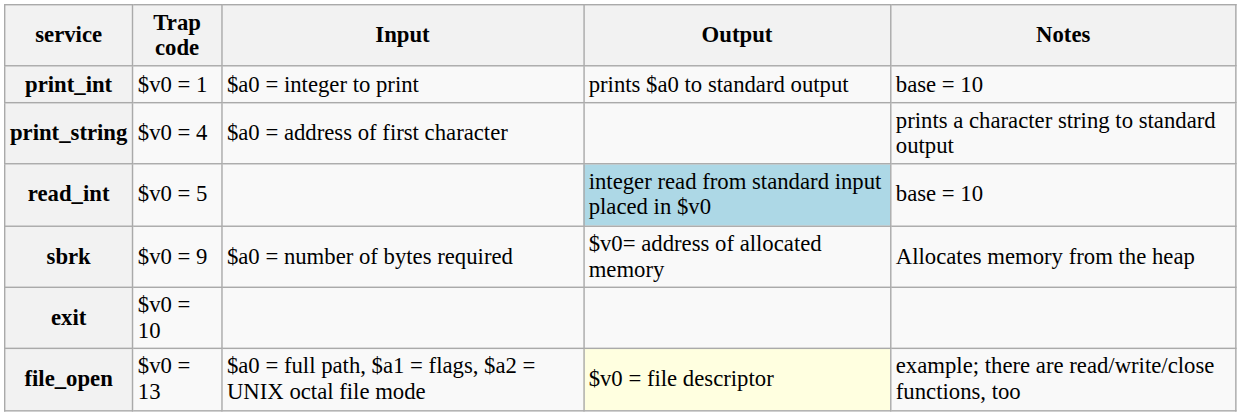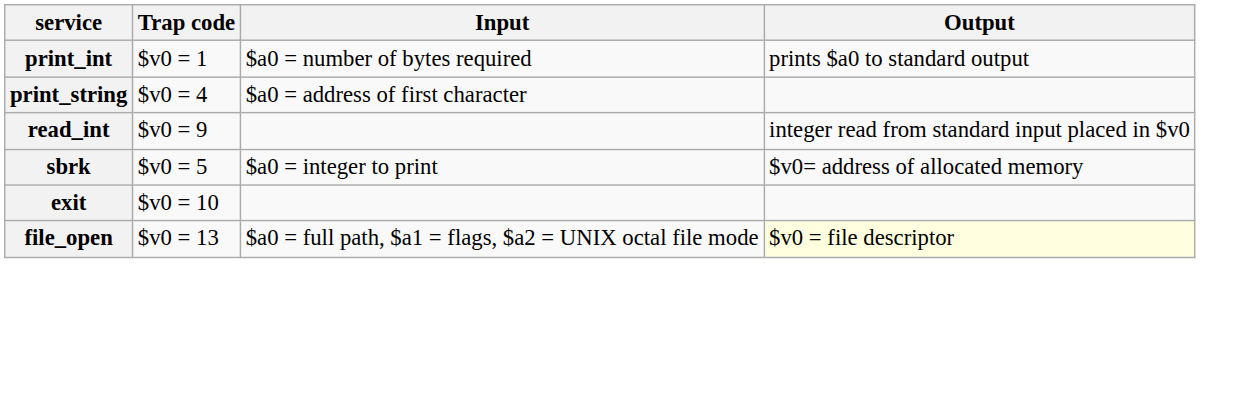- column: (1063, 35)
(323, 84) $a0 = integer to print -> (389, 58) $a0 = number of bytes required
(173, 194) $v0 = 5 -> (173, 130) $v0 = 9
(735, 194) lightblue background -> (979, 130) no background
(173, 256) $v0 = 9 -> (173, 166) $v0 = 5
(370, 256) $a0 = number of bytes required -> (342, 166) $a0 = integer to print
